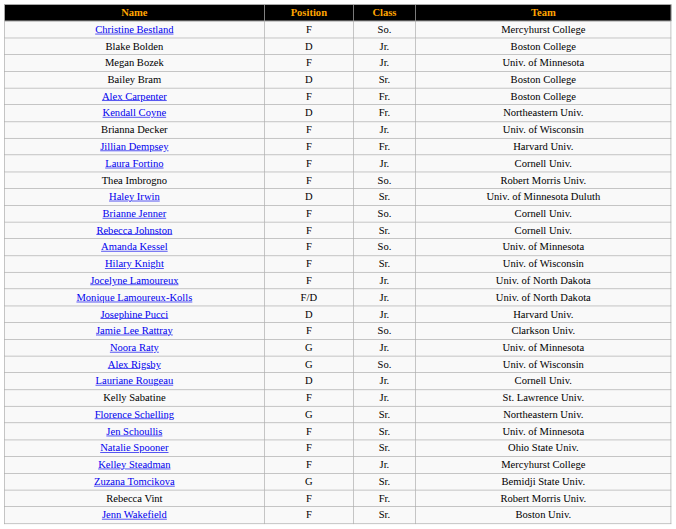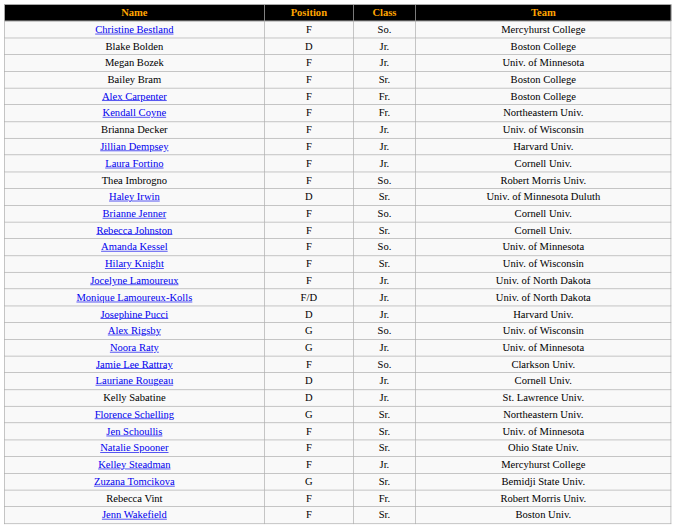(309, 79) D -> (309, 79) F
(309, 113) D -> (309, 113) F
(384, 146) Fr. -> (384, 146) Jr.
rows swapped: (134, 331) <-> (134, 364)
(309, 398) F -> (309, 398) D
